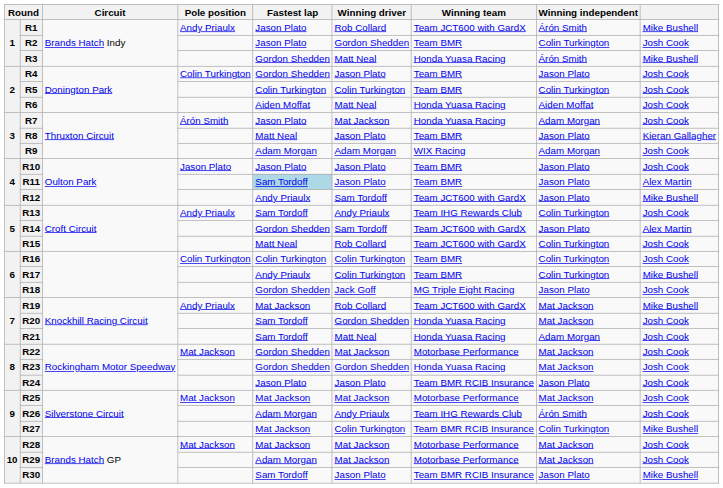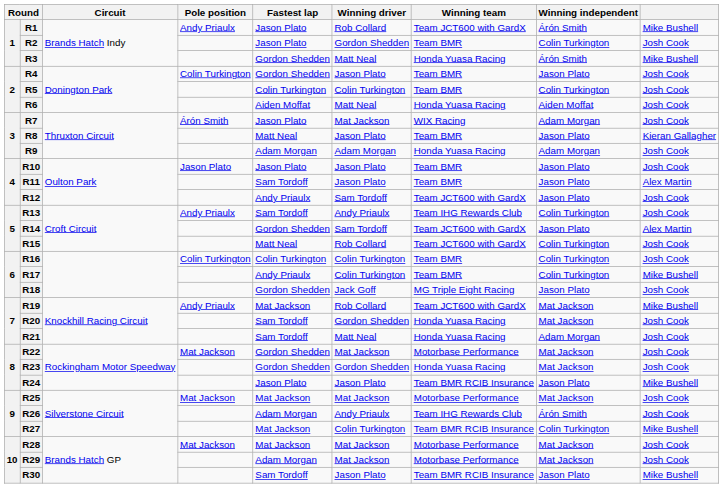(460, 120) Honda Yuasa Racing -> (440, 120) WIX Racing
(440, 151) WIX Racing -> (460, 151) Honda Yuasa Racing
(282, 181) lightblue background -> (282, 181) no background
(670, 197) Mike Bushell -> (666, 197) Josh Cook
(666, 382) Josh Cook -> (670, 382) Mike Bushell
